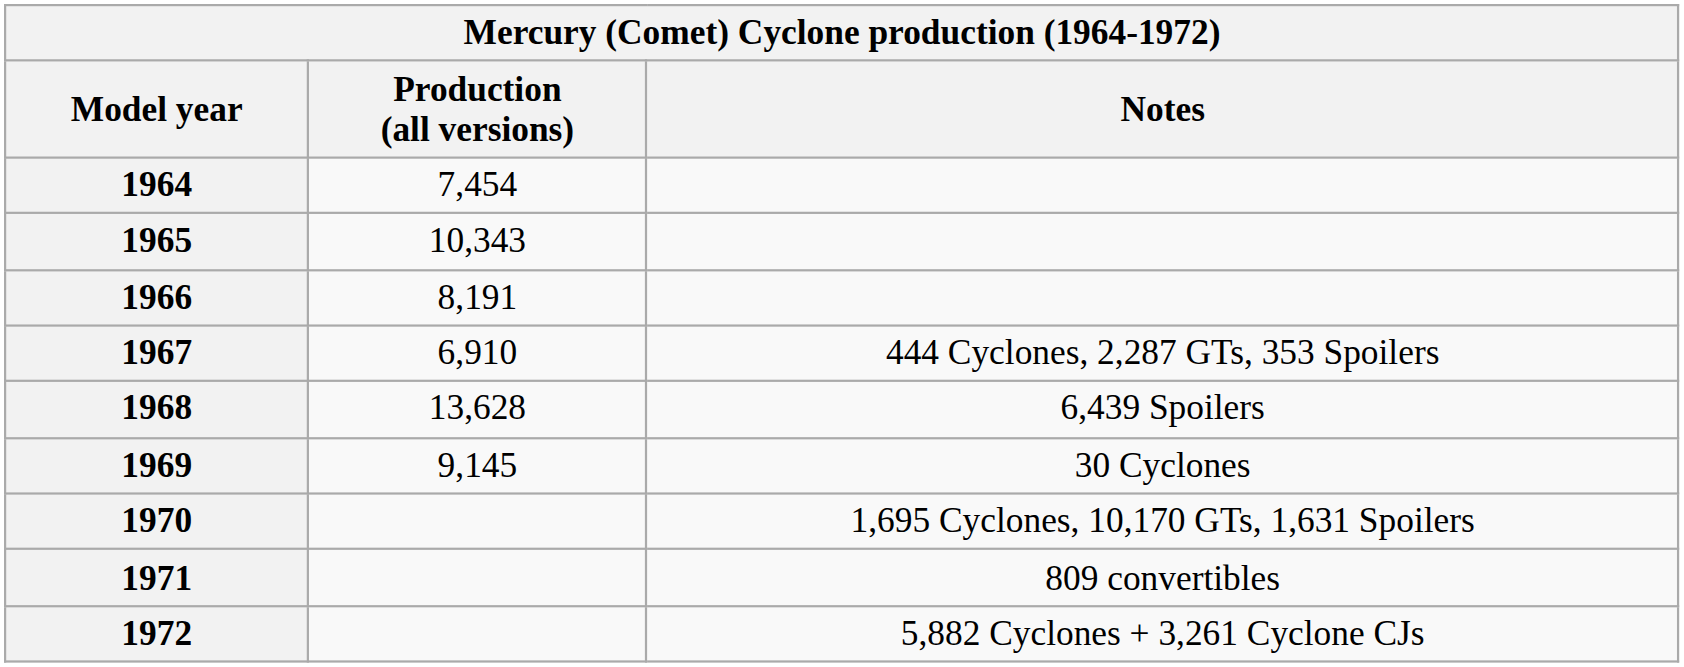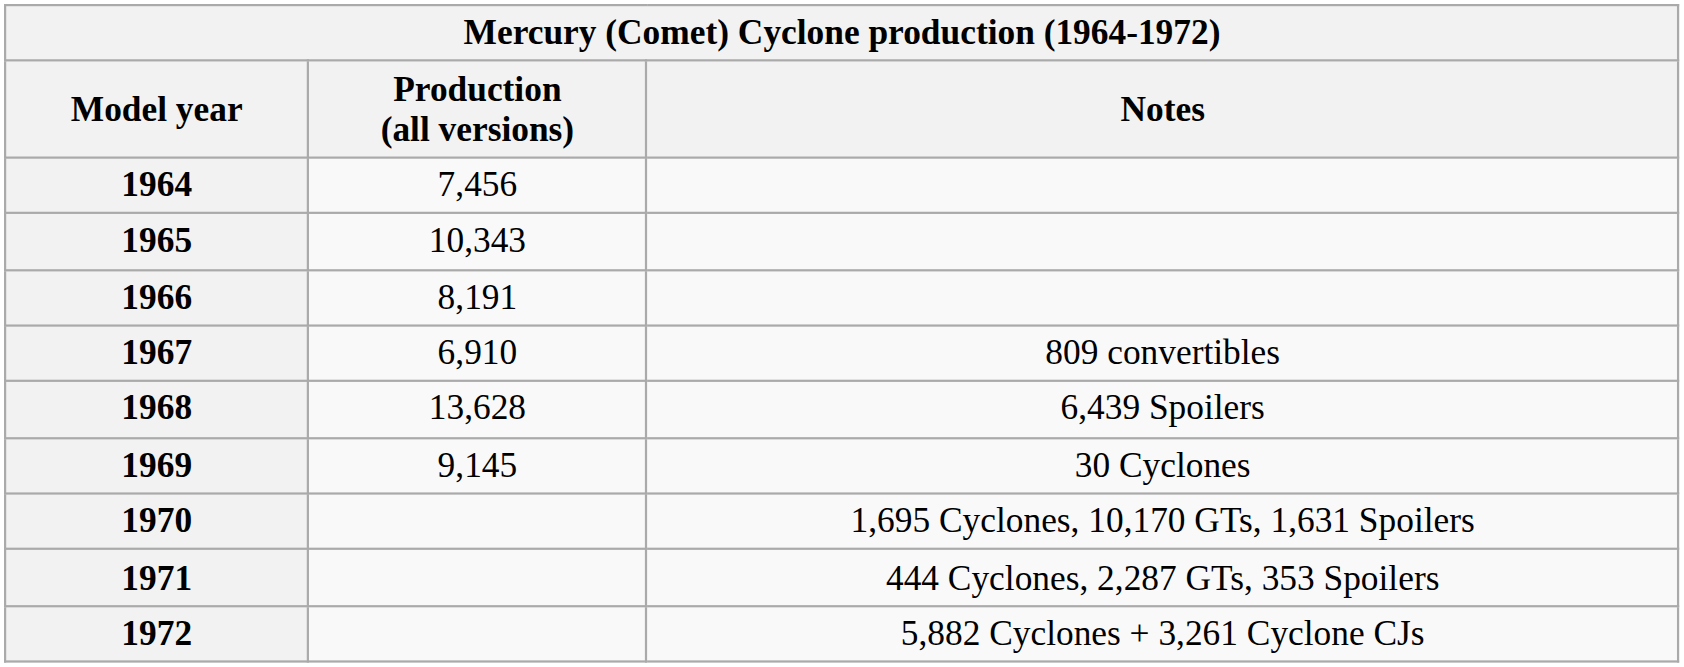(477, 184) 7,454 -> (477, 184) 7,456
(1163, 352) 444 Cyclones, 2,287 GTs, 353 Spoilers -> (1163, 352) 809 convertibles
(1163, 577) 809 convertibles -> (1163, 577) 444 Cyclones, 2,287 GTs, 353 Spoilers
